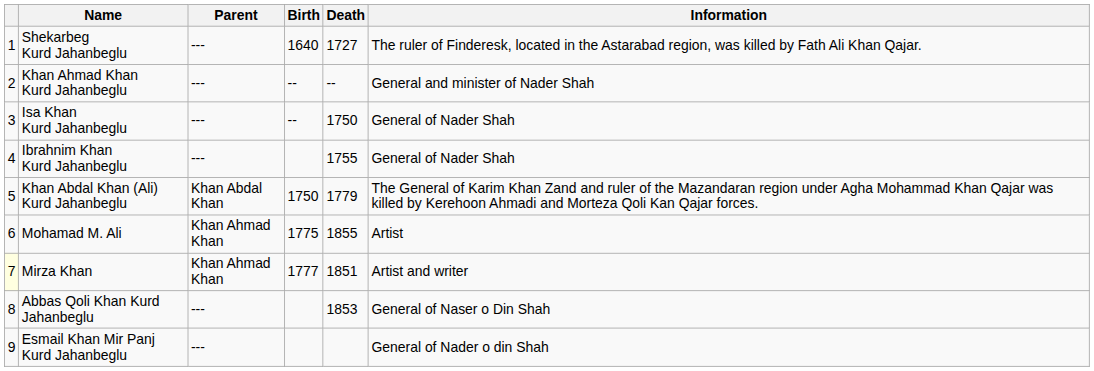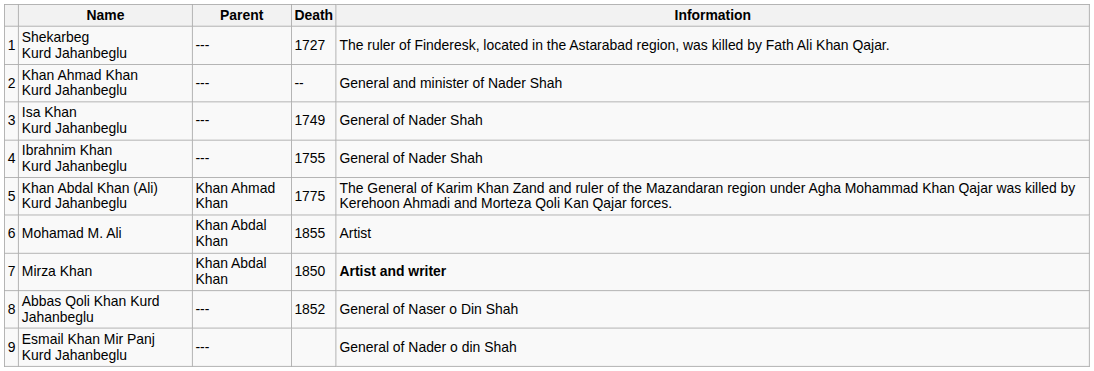- column: (304, 15)
(342, 120) 1750 -> (310, 120) 1749
(227, 196) Khan Abdal Khan -> (235, 196) Khan Ahmad Khan
(342, 196) 1779 -> (310, 196) 1775
(231, 234) Khan Ahmad Khan -> (231, 234) Khan Abdal Khan
(12, 271) lightyellow background -> (12, 271) no background
(231, 271) Khan Ahmad Khan -> (231, 271) Khan Abdal Khan
(342, 271) 1851 -> (310, 271) 1850
(420, 271) normal -> (393, 271) bold
(342, 309) 1853 -> (310, 309) 1852
